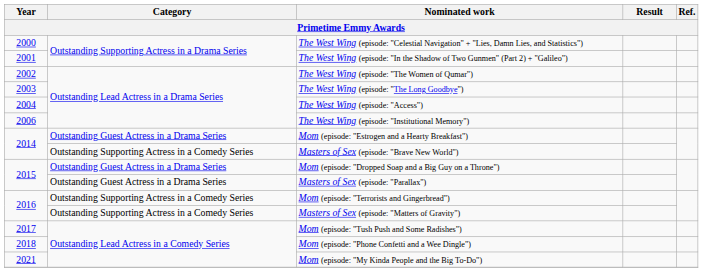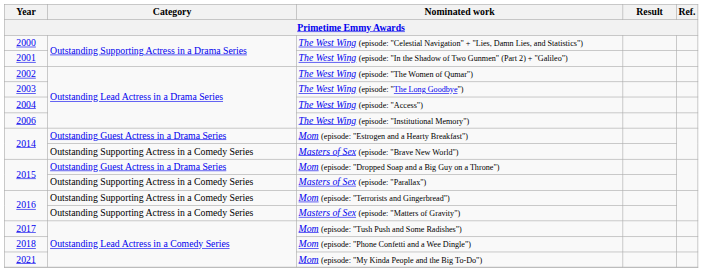(138, 182) Outstanding Guest Actress in a Drama Series -> (152, 182) Outstanding Supporting Actress in a Comedy Series
